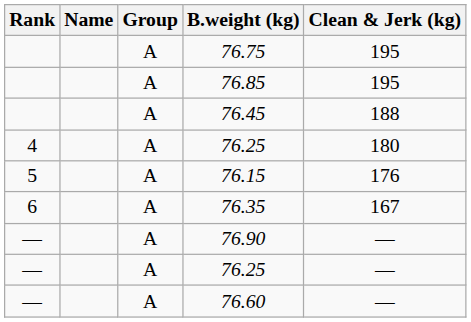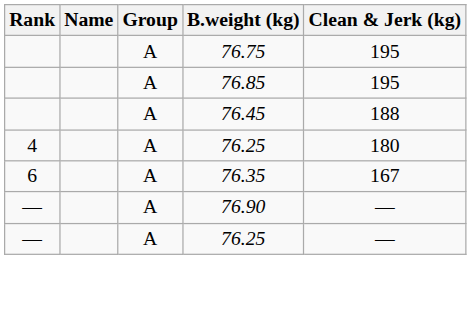- row: (32, 176)
- row: (32, 301)
